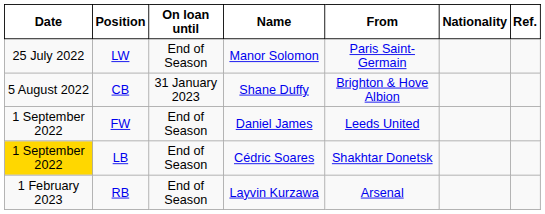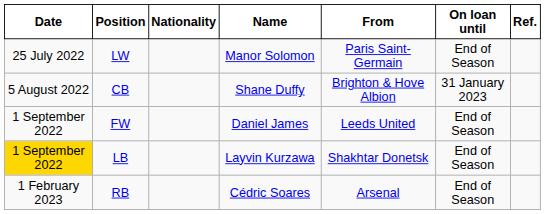columns swapped: (475, 22) <-> (186, 22)
(274, 158) Cédric Soares -> (270, 158) Layvin Kurzawa
(274, 192) Layvin Kurzawa -> (270, 192) Cédric Soares
